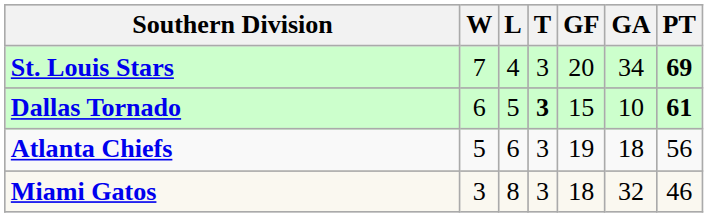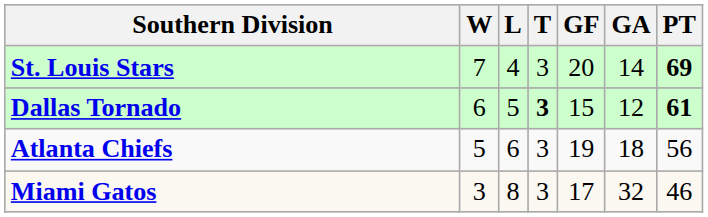(631, 66) 34 -> (631, 66) 14
(631, 107) 10 -> (631, 107) 12
(581, 190) 18 -> (581, 190) 17
